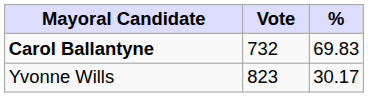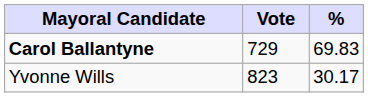(263, 48) 732 -> (263, 48) 729
